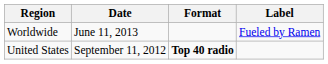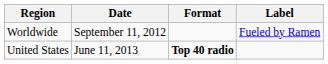(106, 31) June 11, 2013 -> (120, 31) September 11, 2012
(120, 50) September 11, 2012 -> (106, 50) June 11, 2013
